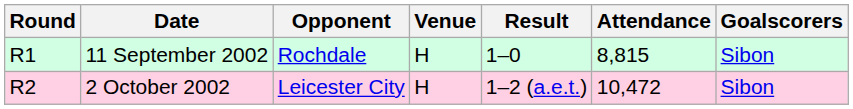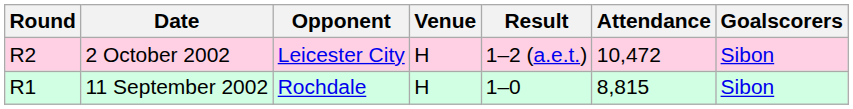rows swapped: (177, 54) <-> (158, 87)
